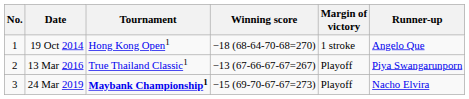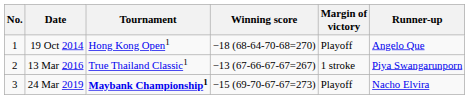(338, 45) 1 stroke -> (336, 45) Playoff
(336, 65) Playoff -> (338, 65) 1 stroke
